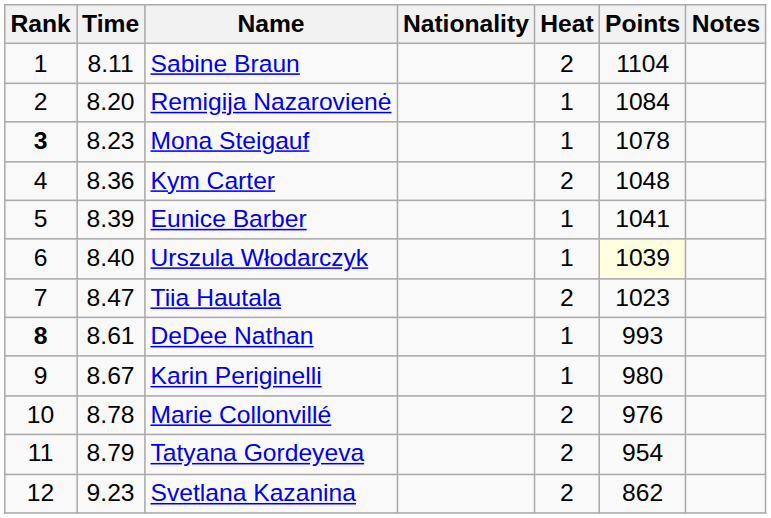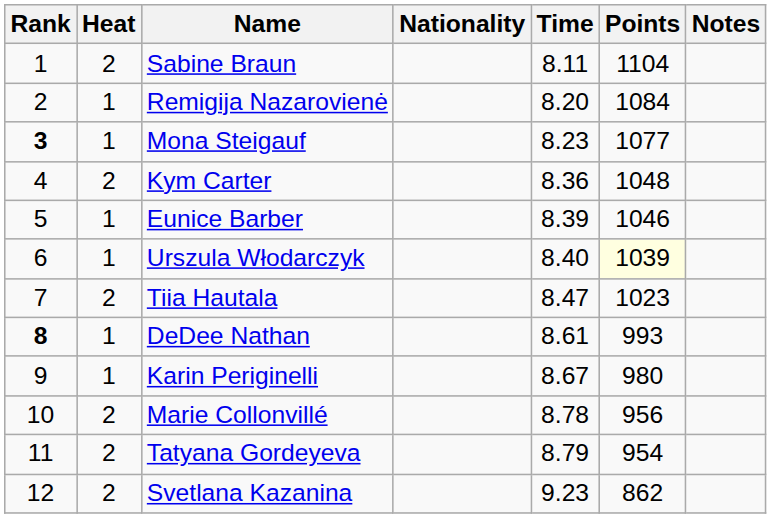columns swapped: (567, 24) <-> (111, 24)
(643, 141) 1078 -> (643, 141) 1077
(643, 219) 1041 -> (643, 219) 1046
(643, 414) 976 -> (643, 414) 956
